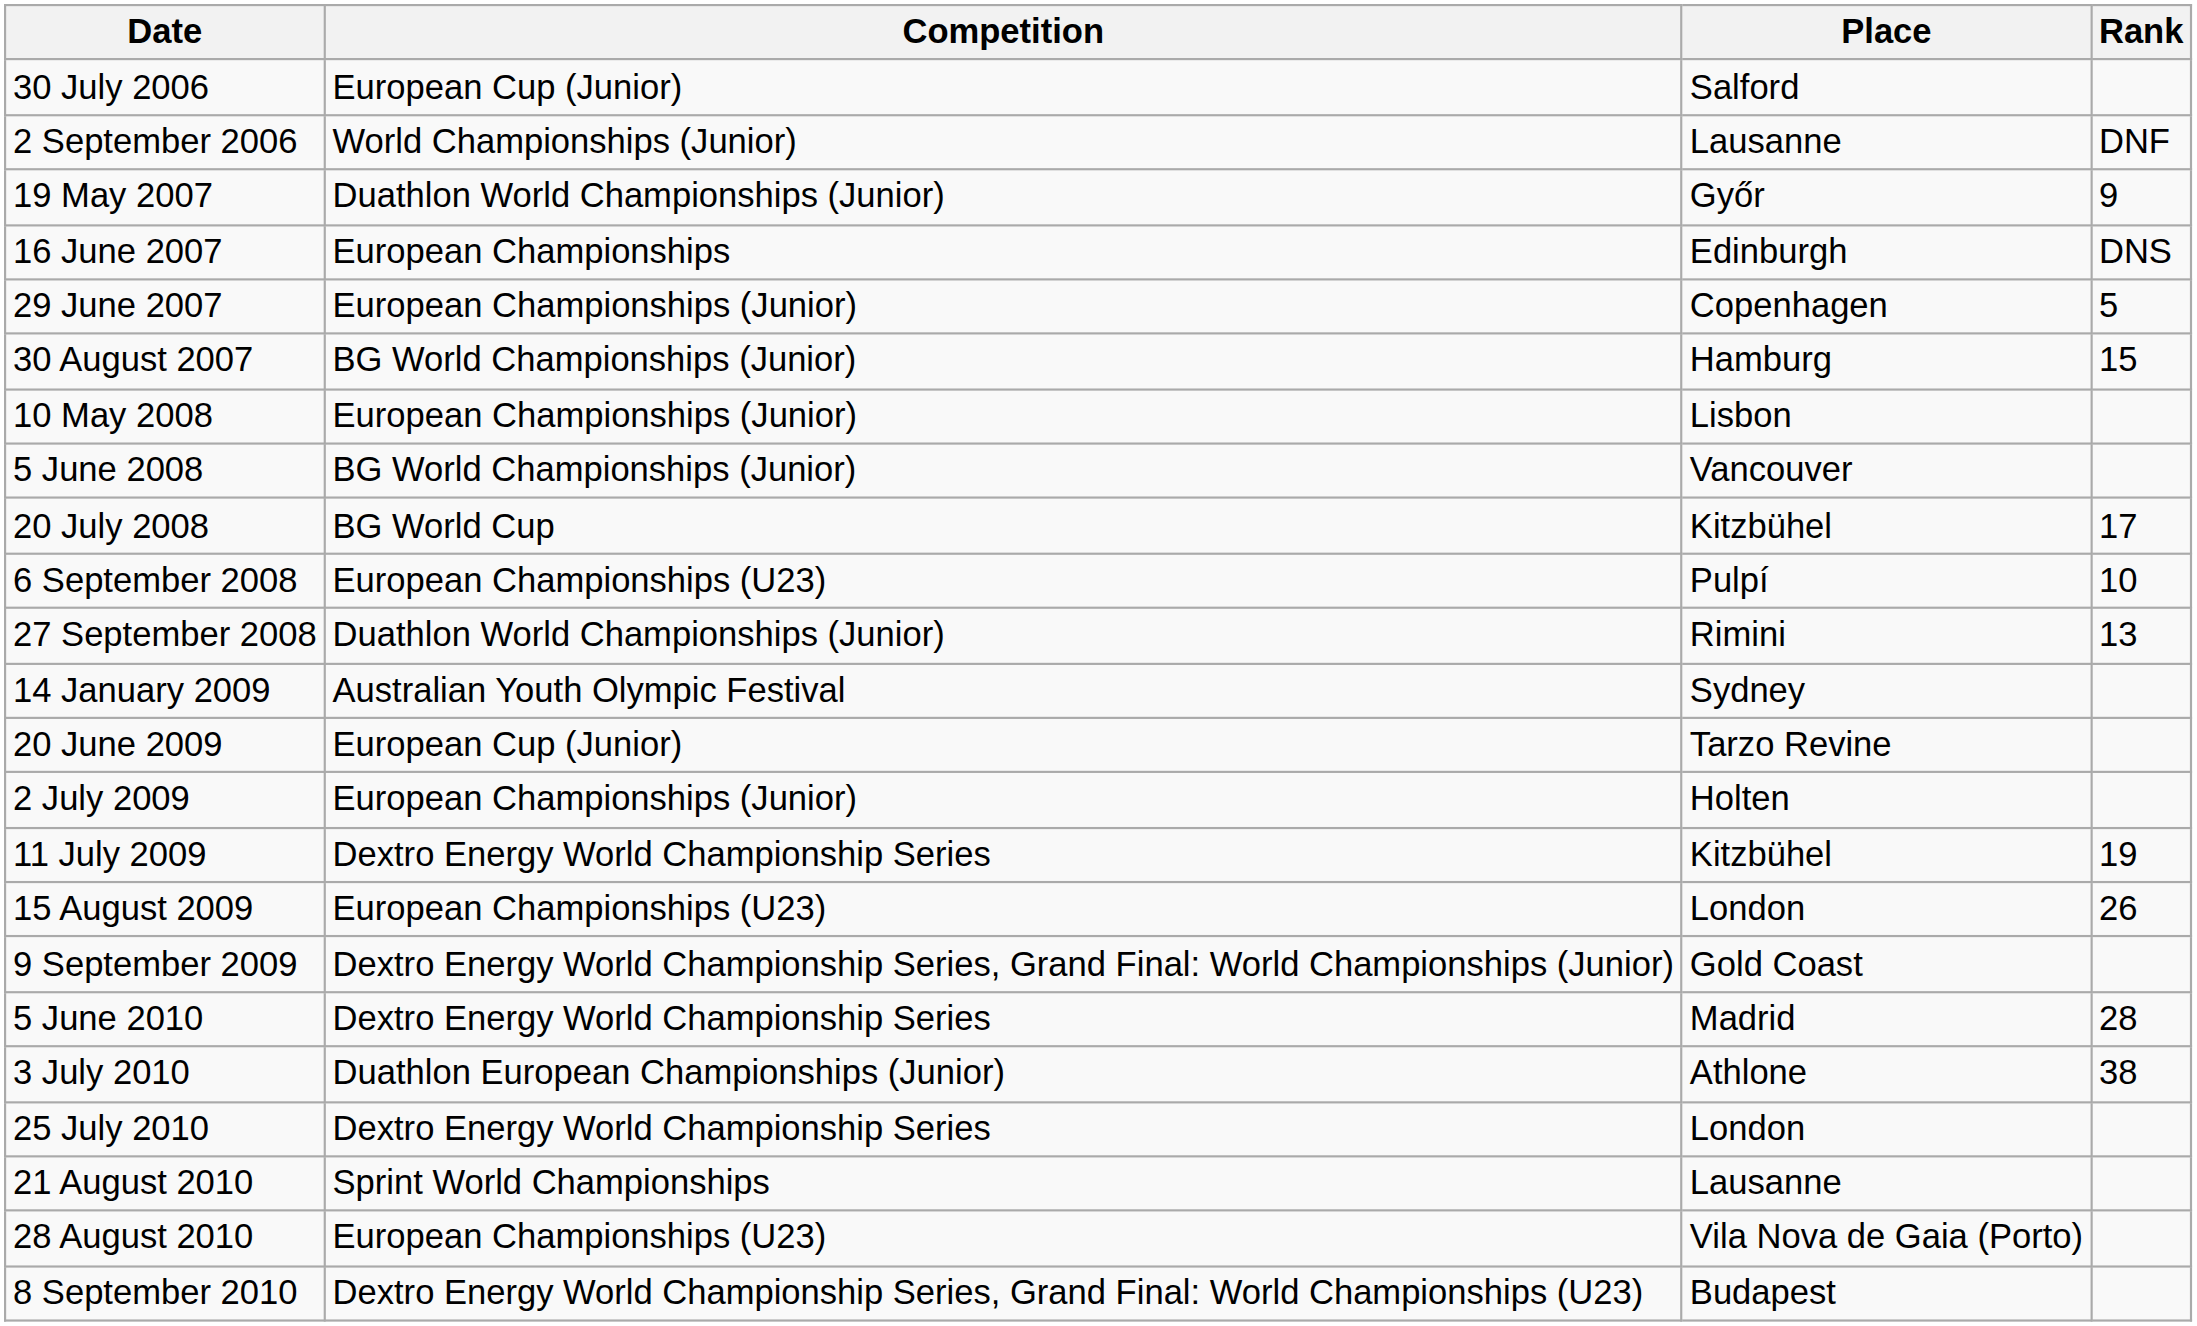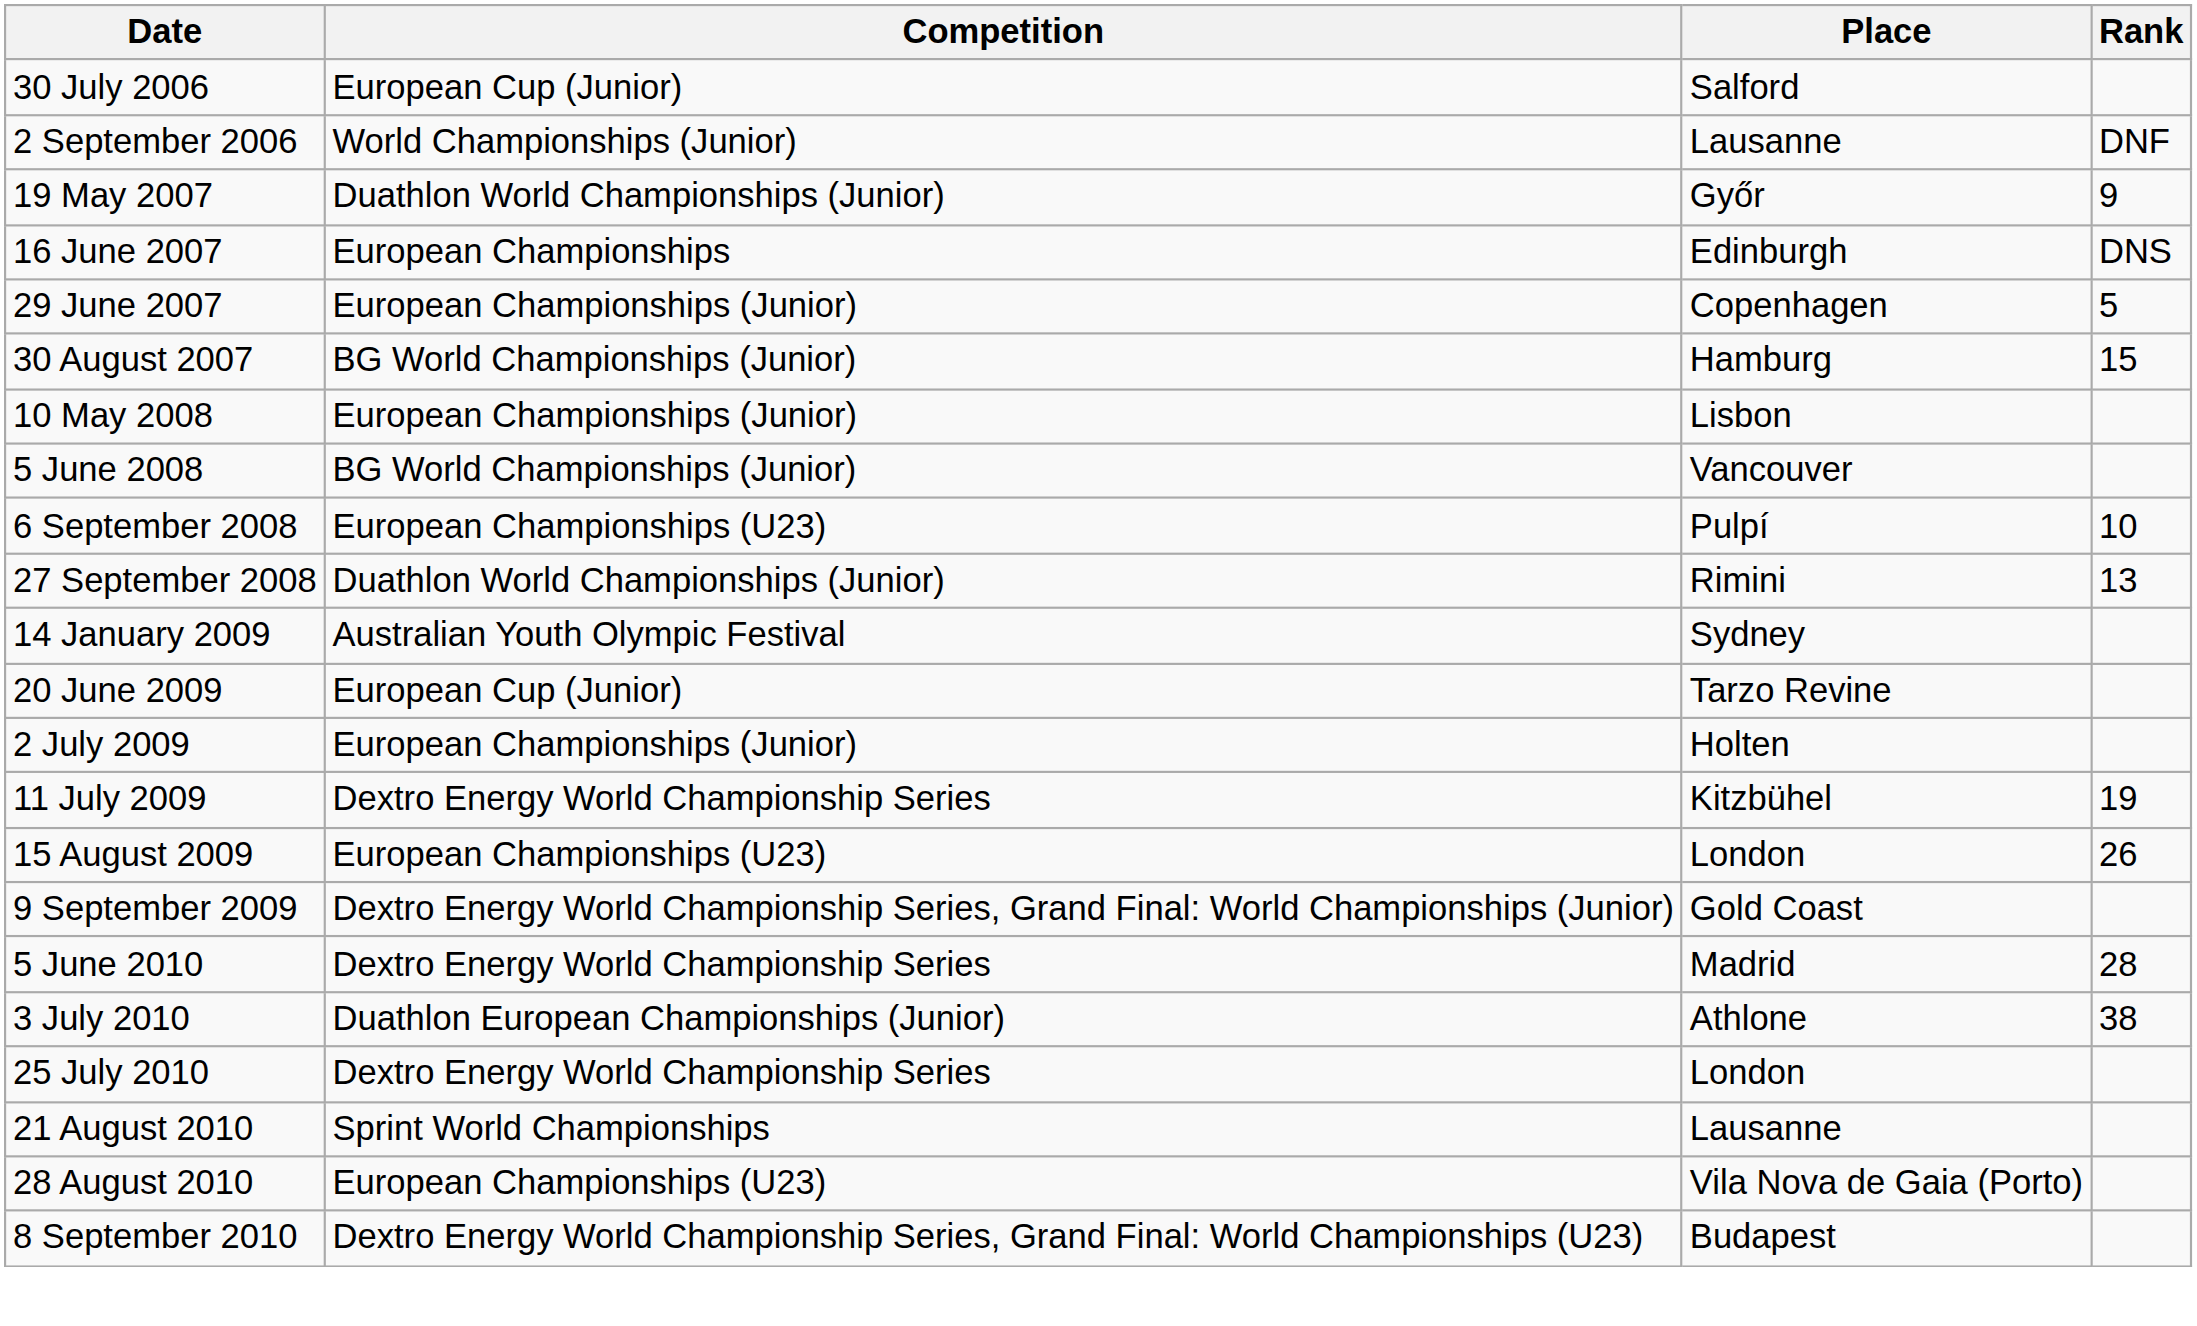- row: (111, 525)
